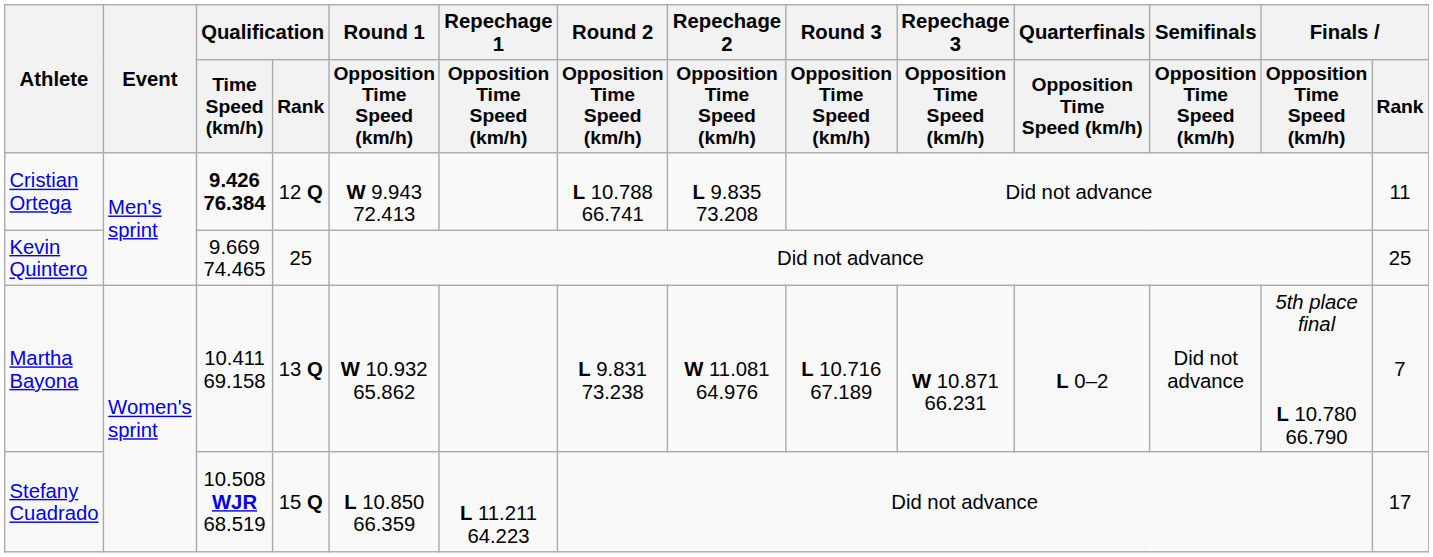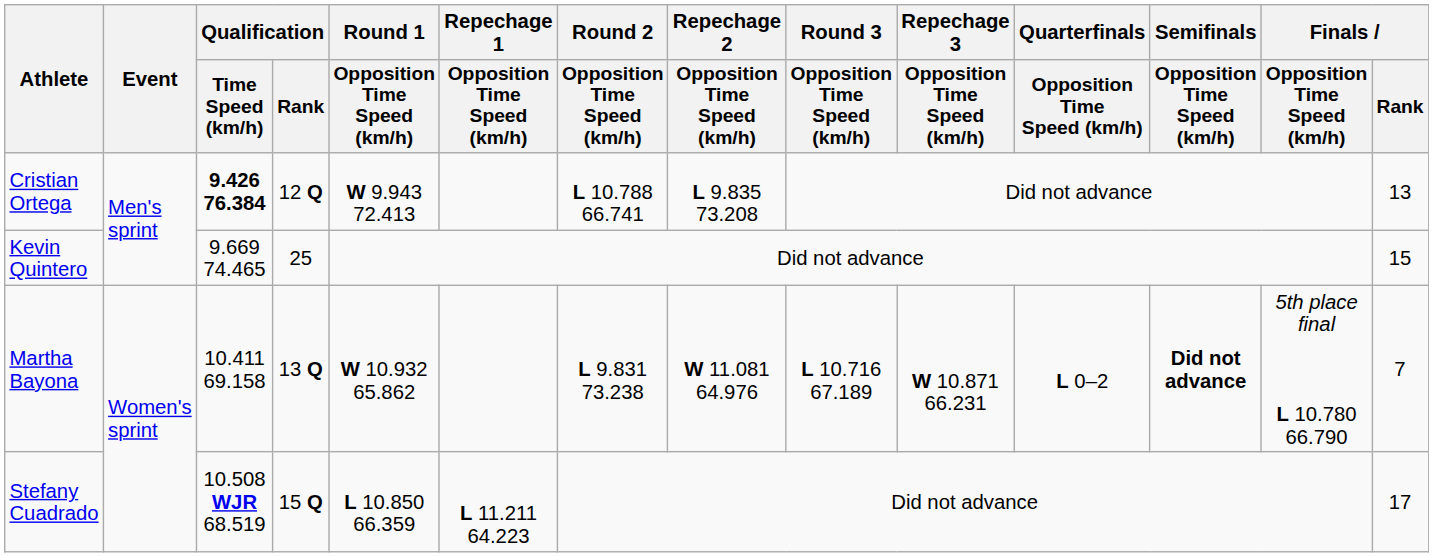(1400, 192) 11 -> (1400, 192) 13
(1400, 258) 25 -> (1400, 258) 15
(1206, 369) normal -> (1206, 369) bold
